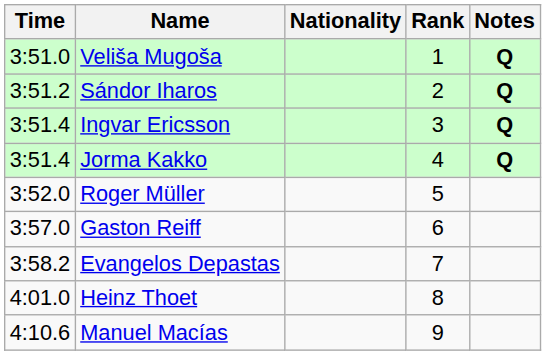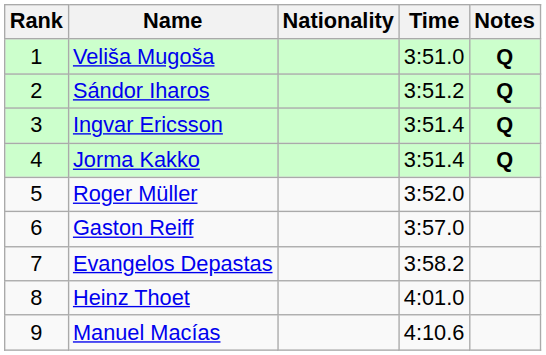columns swapped: (438, 21) <-> (40, 21)
